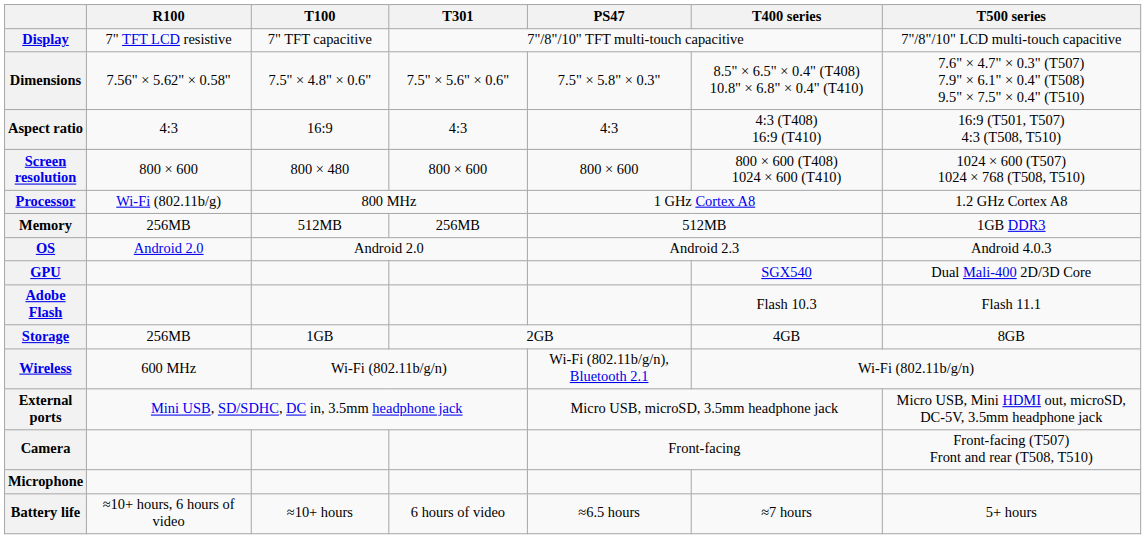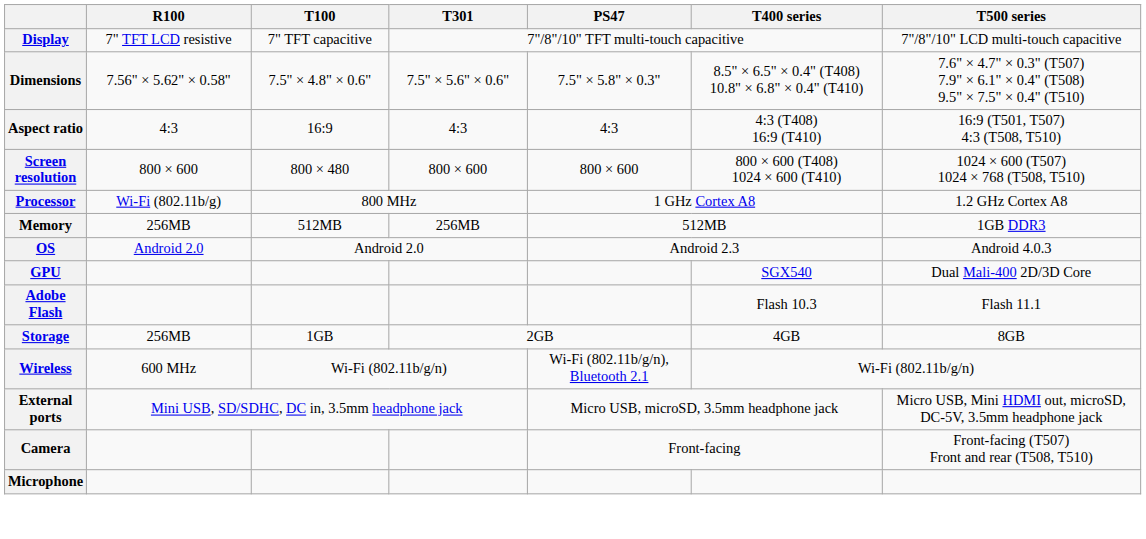- row: (45, 513)
